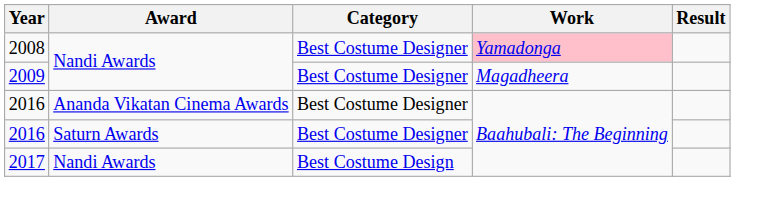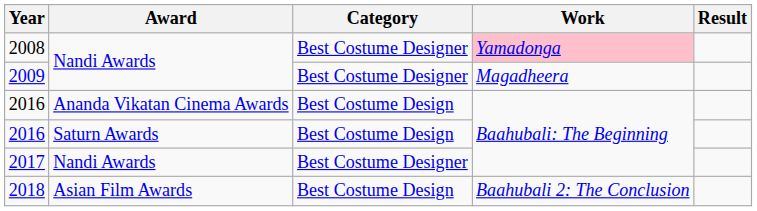(382, 104) Best Costume Designer -> (375, 104) Best Costume Design
(382, 133) Best Costume Designer -> (375, 133) Best Costume Design
(375, 162) Best Costume Design -> (382, 162) Best Costume Designer
+ row: (27, 190)
